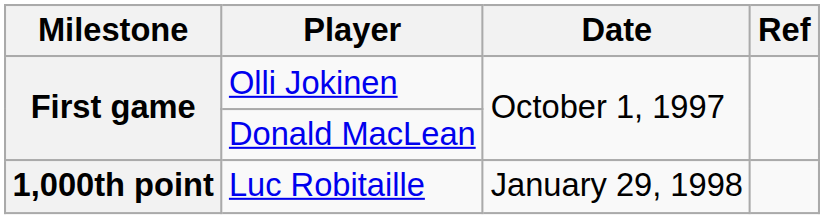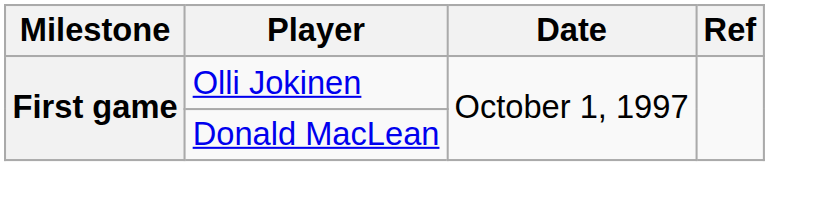- row: (327, 185)
